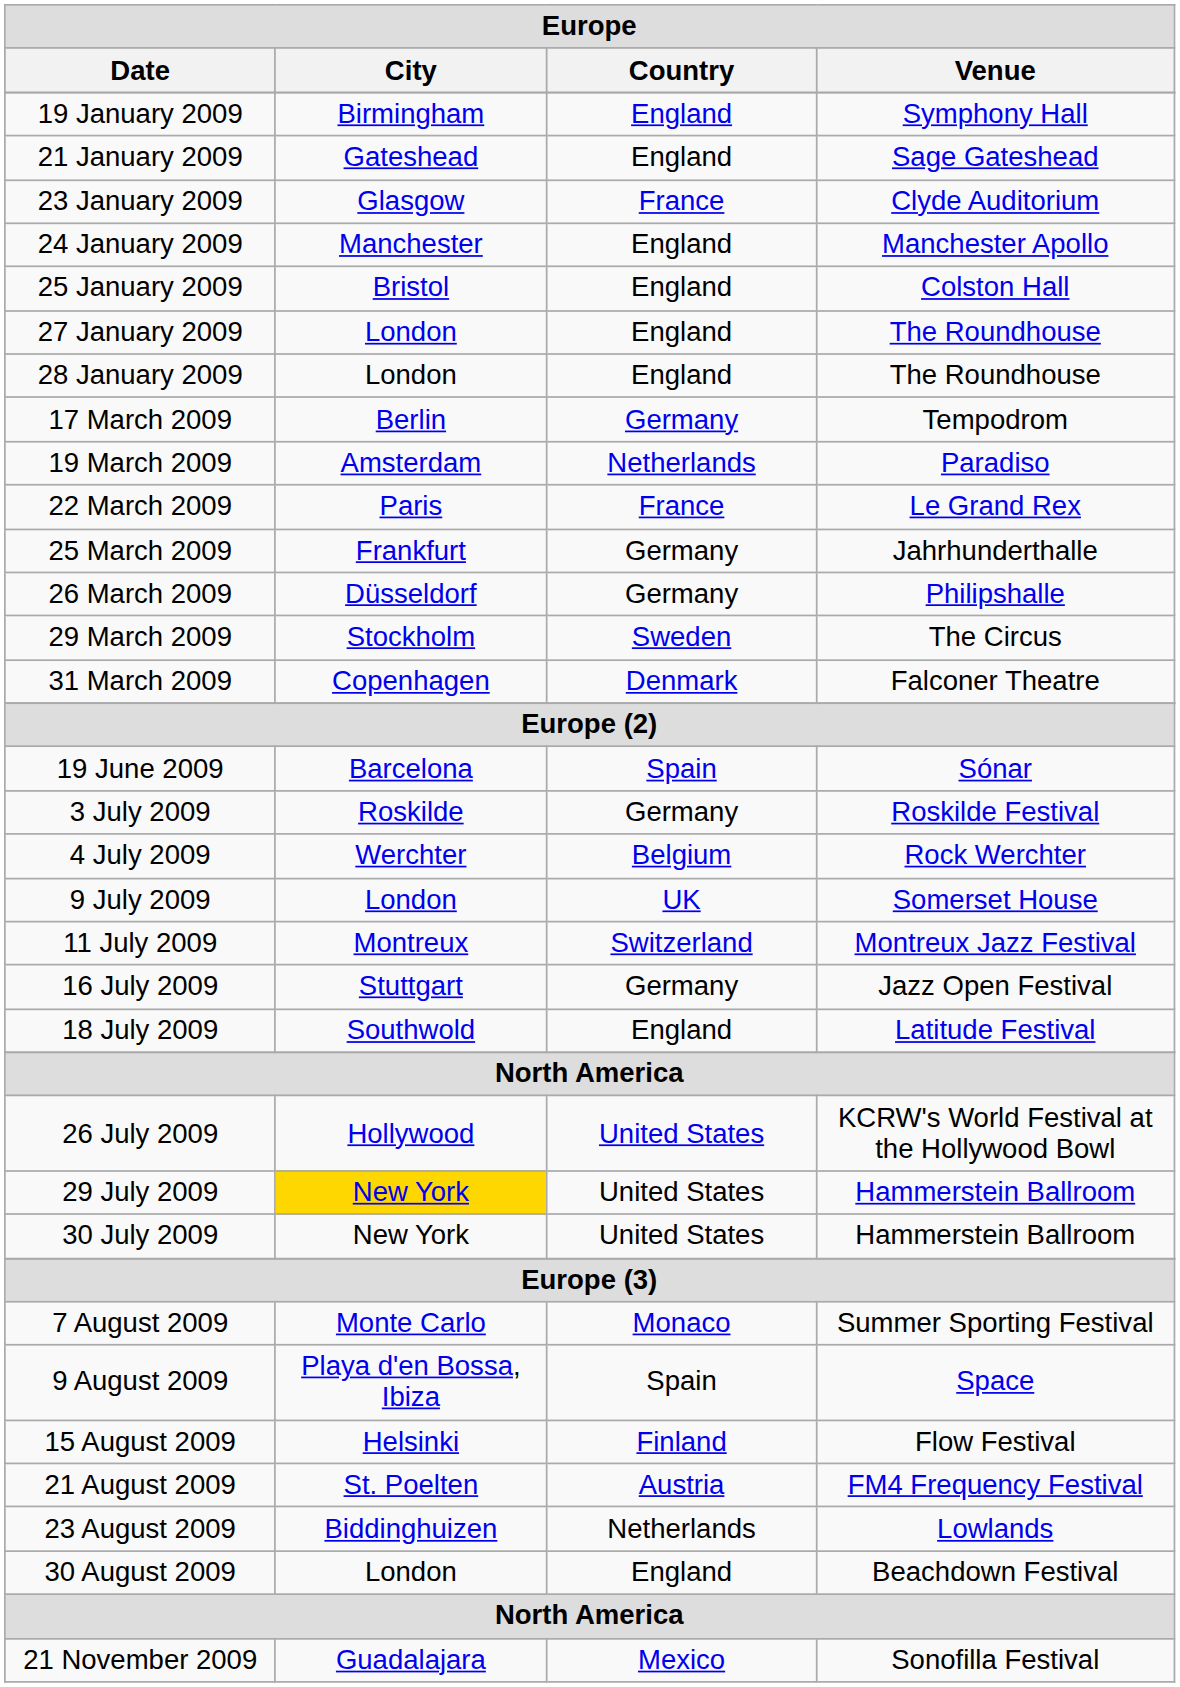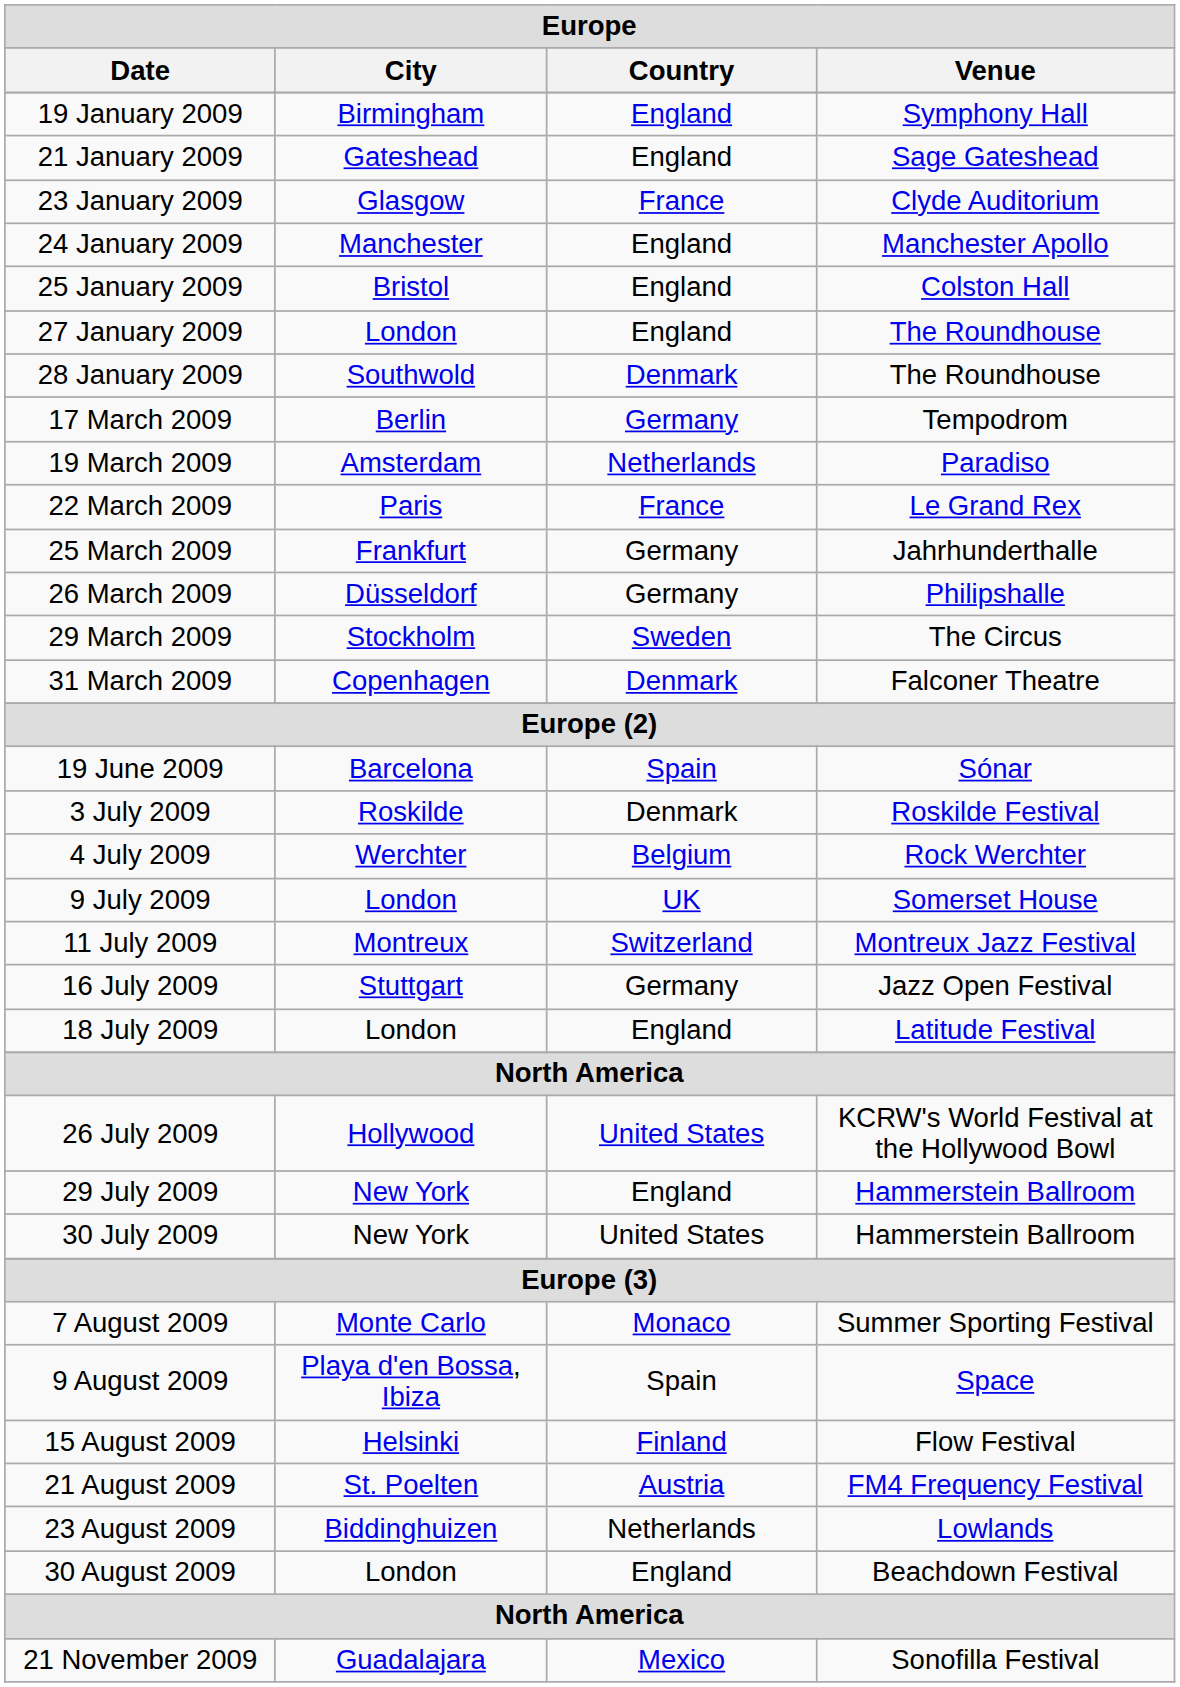(411, 375) London -> (411, 375) Southwold
(682, 375) England -> (682, 375) Denmark
(682, 811) Germany -> (682, 811) Denmark
(411, 1030) Southwold -> (411, 1030) London
(411, 1192) gold background -> (411, 1192) no background
(682, 1192) United States -> (682, 1192) England
